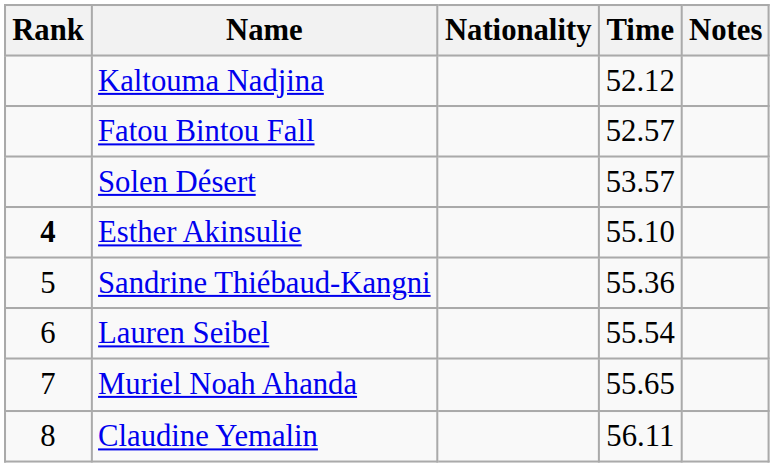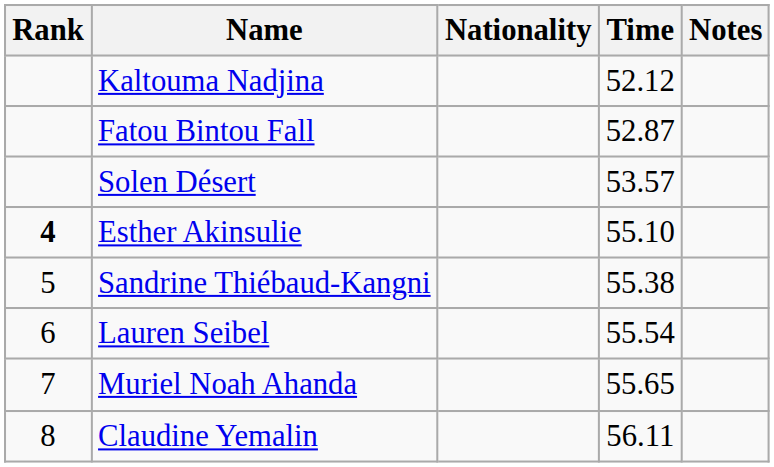(640, 131) 52.57 -> (640, 131) 52.87
(640, 283) 55.36 -> (640, 283) 55.38
